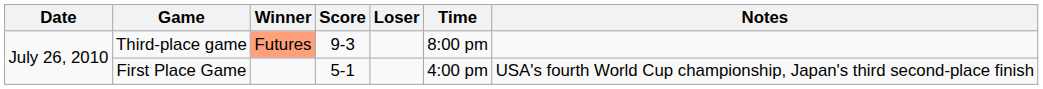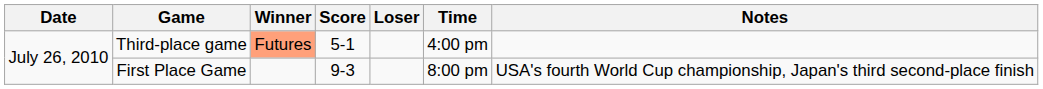(343, 44) 9-3 -> (343, 44) 5-1
(458, 44) 8:00 pm -> (458, 44) 4:00 pm
(343, 71) 5-1 -> (343, 71) 9-3
(458, 71) 4:00 pm -> (458, 71) 8:00 pm
